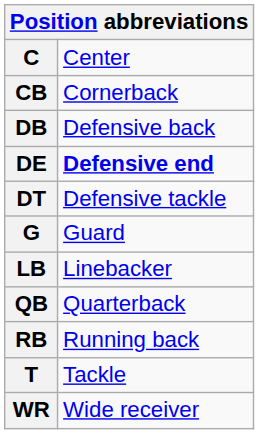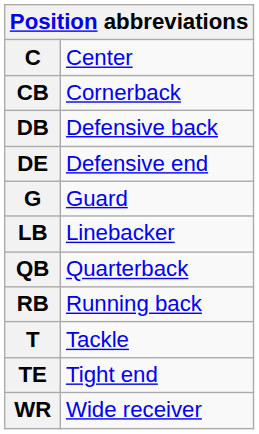(139, 163) bold -> (137, 163) normal
- row: (31, 198)
+ row: (33, 374)
